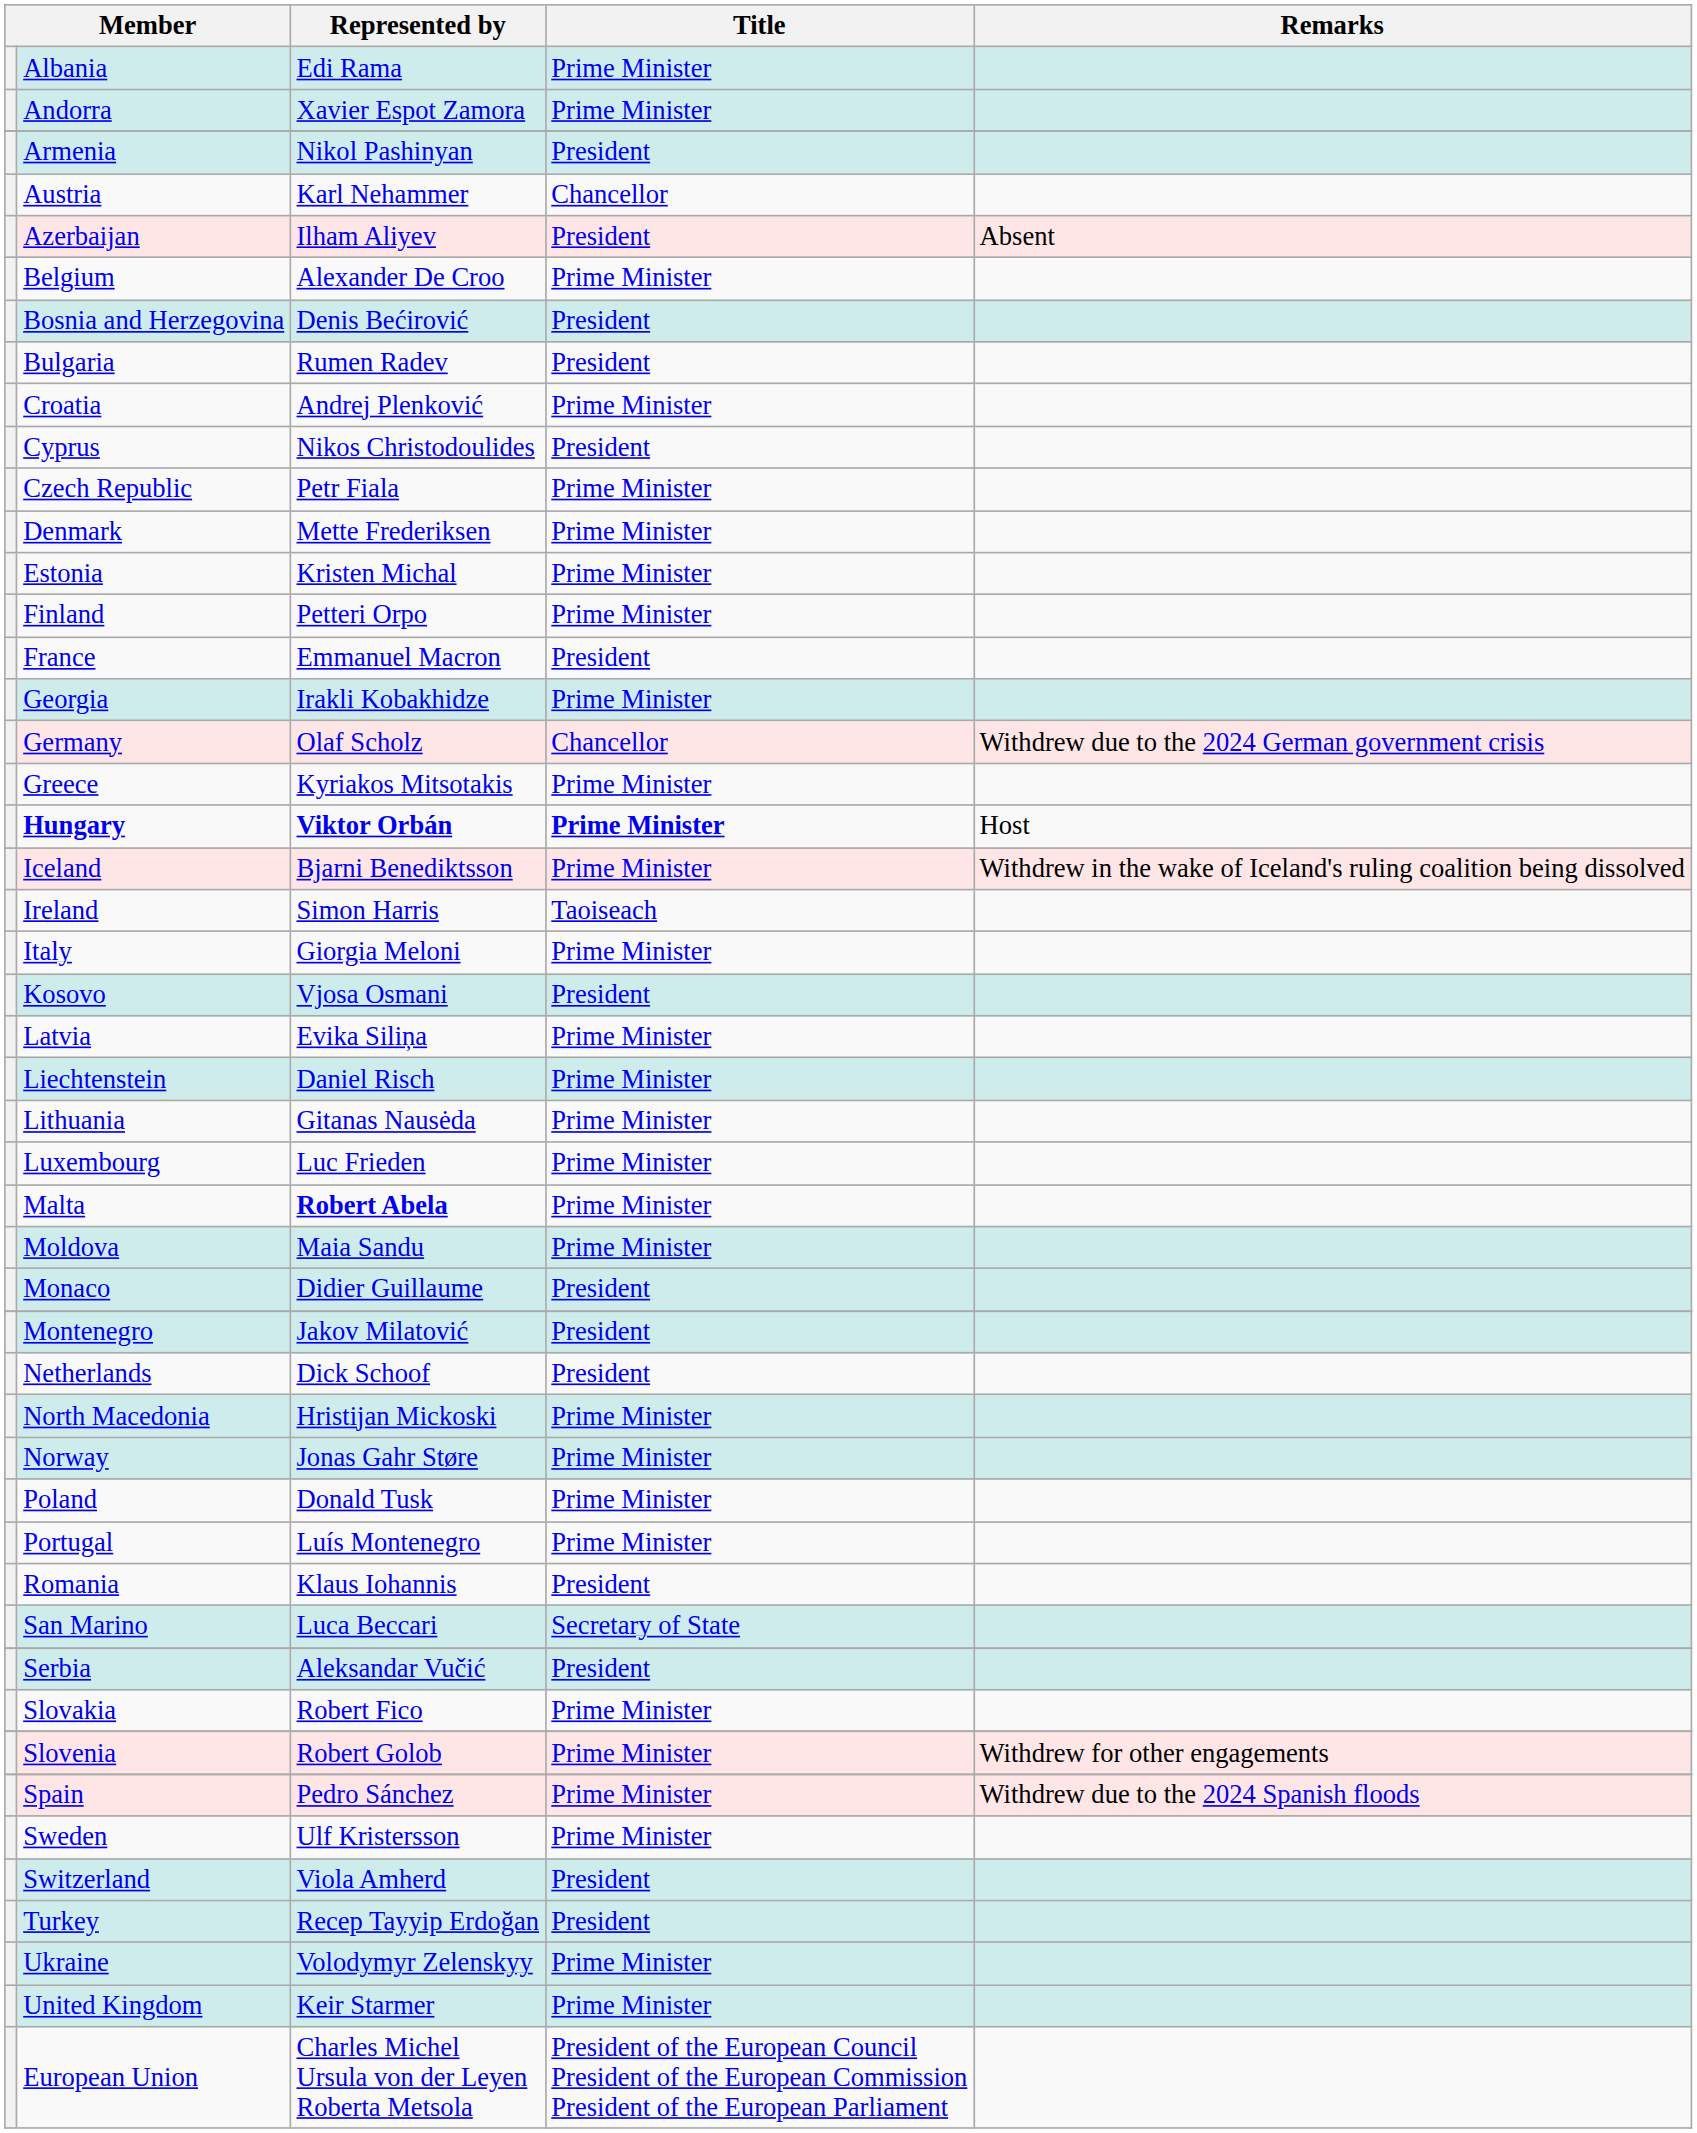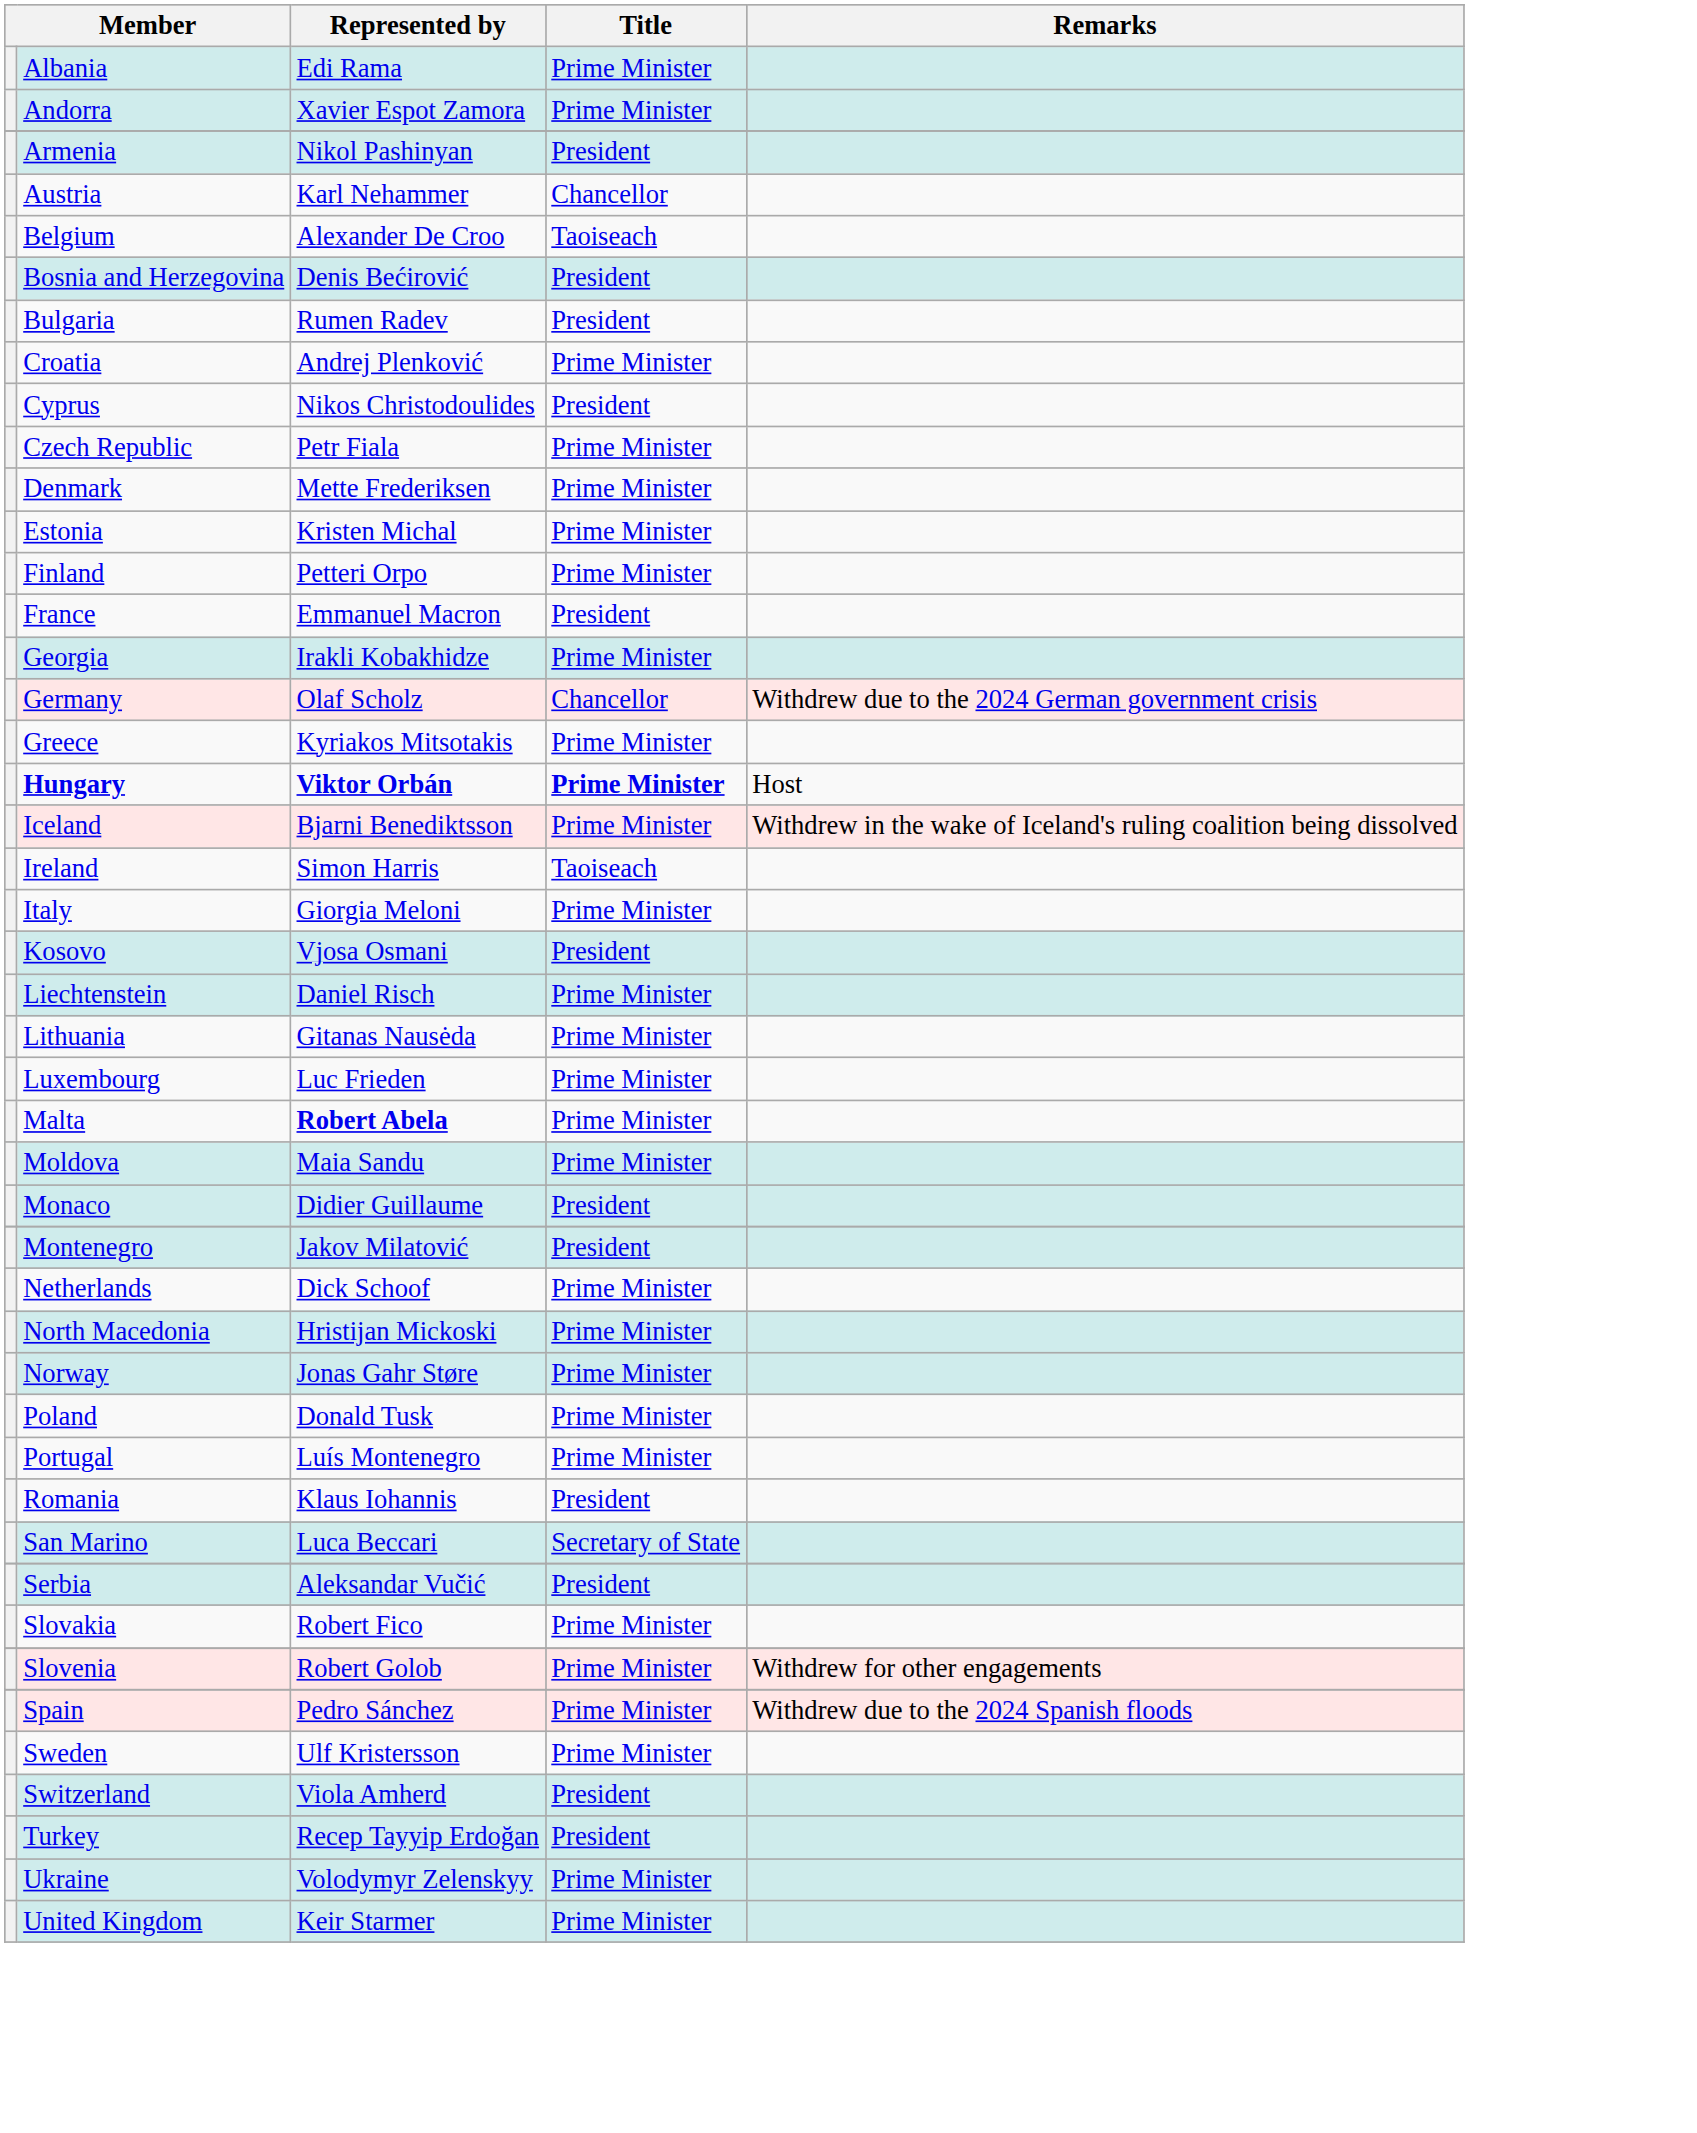- row: (81, 236)
(631, 278) Prime Minister -> (604, 236) Taoiseach
- row: (57, 1036)
(601, 1373) President -> (631, 1289) Prime Minister
- row: (111, 2077)
